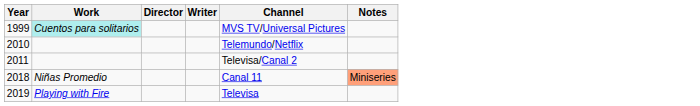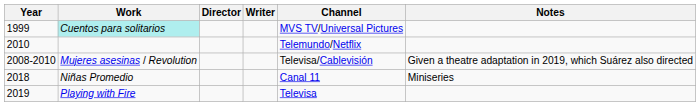+ row: (31, 61)
- row: (18, 61)
(373, 77) lightsalmon background -> (431, 77) no background
